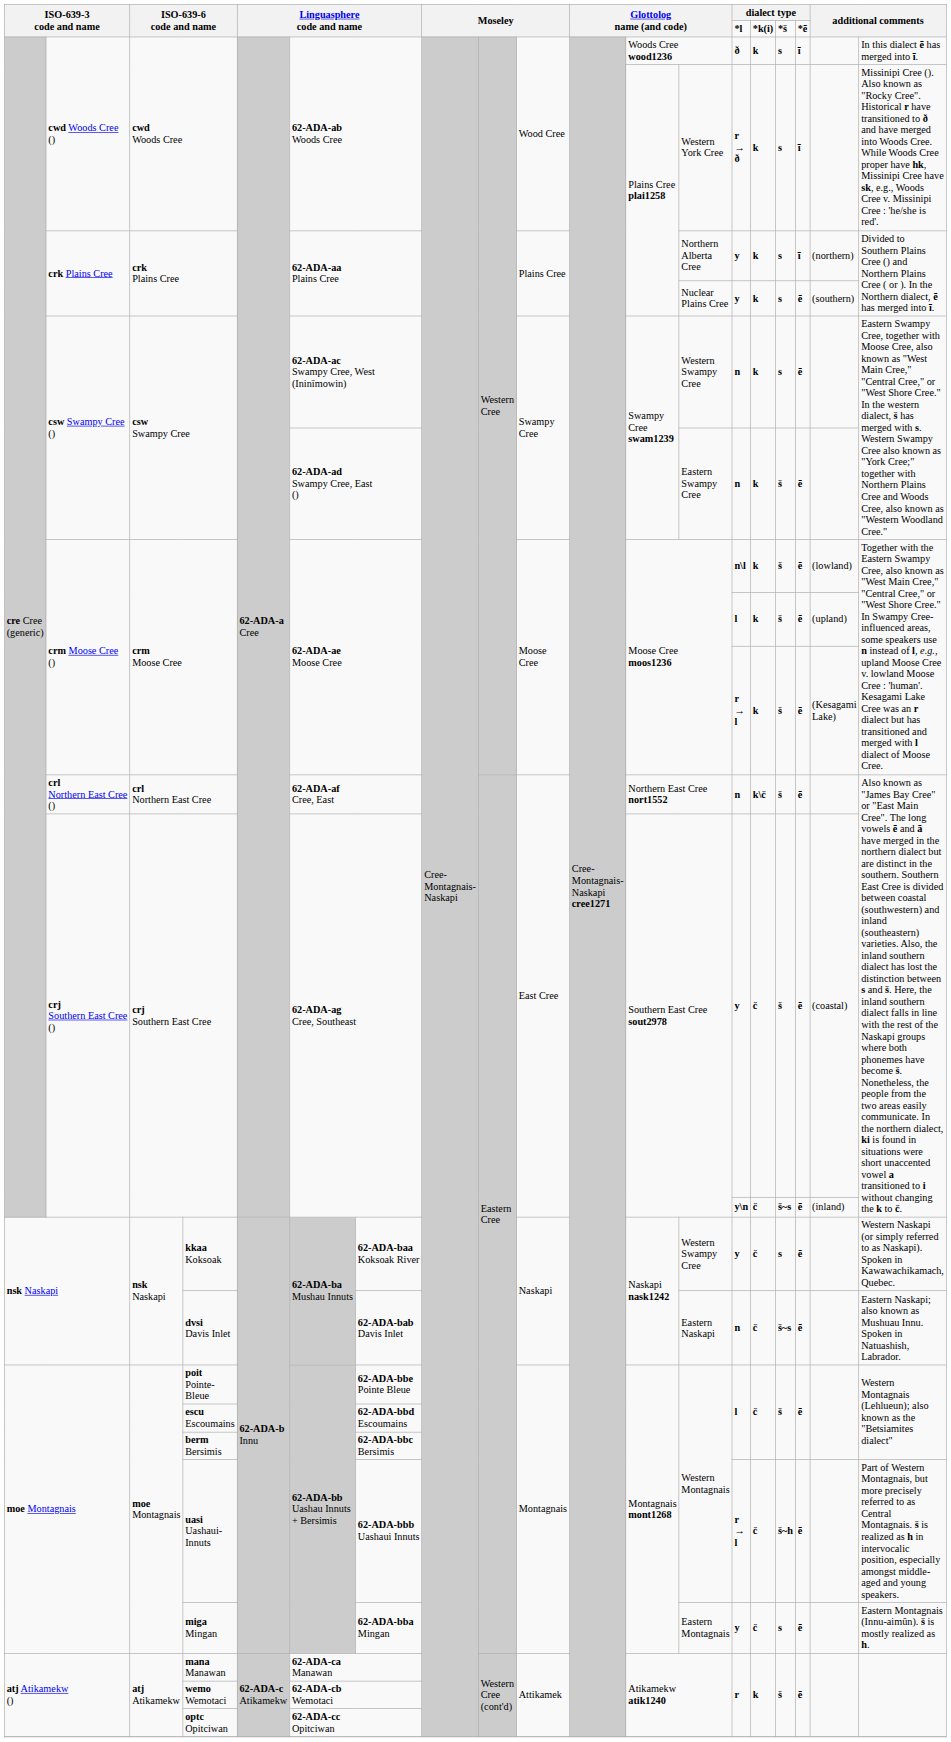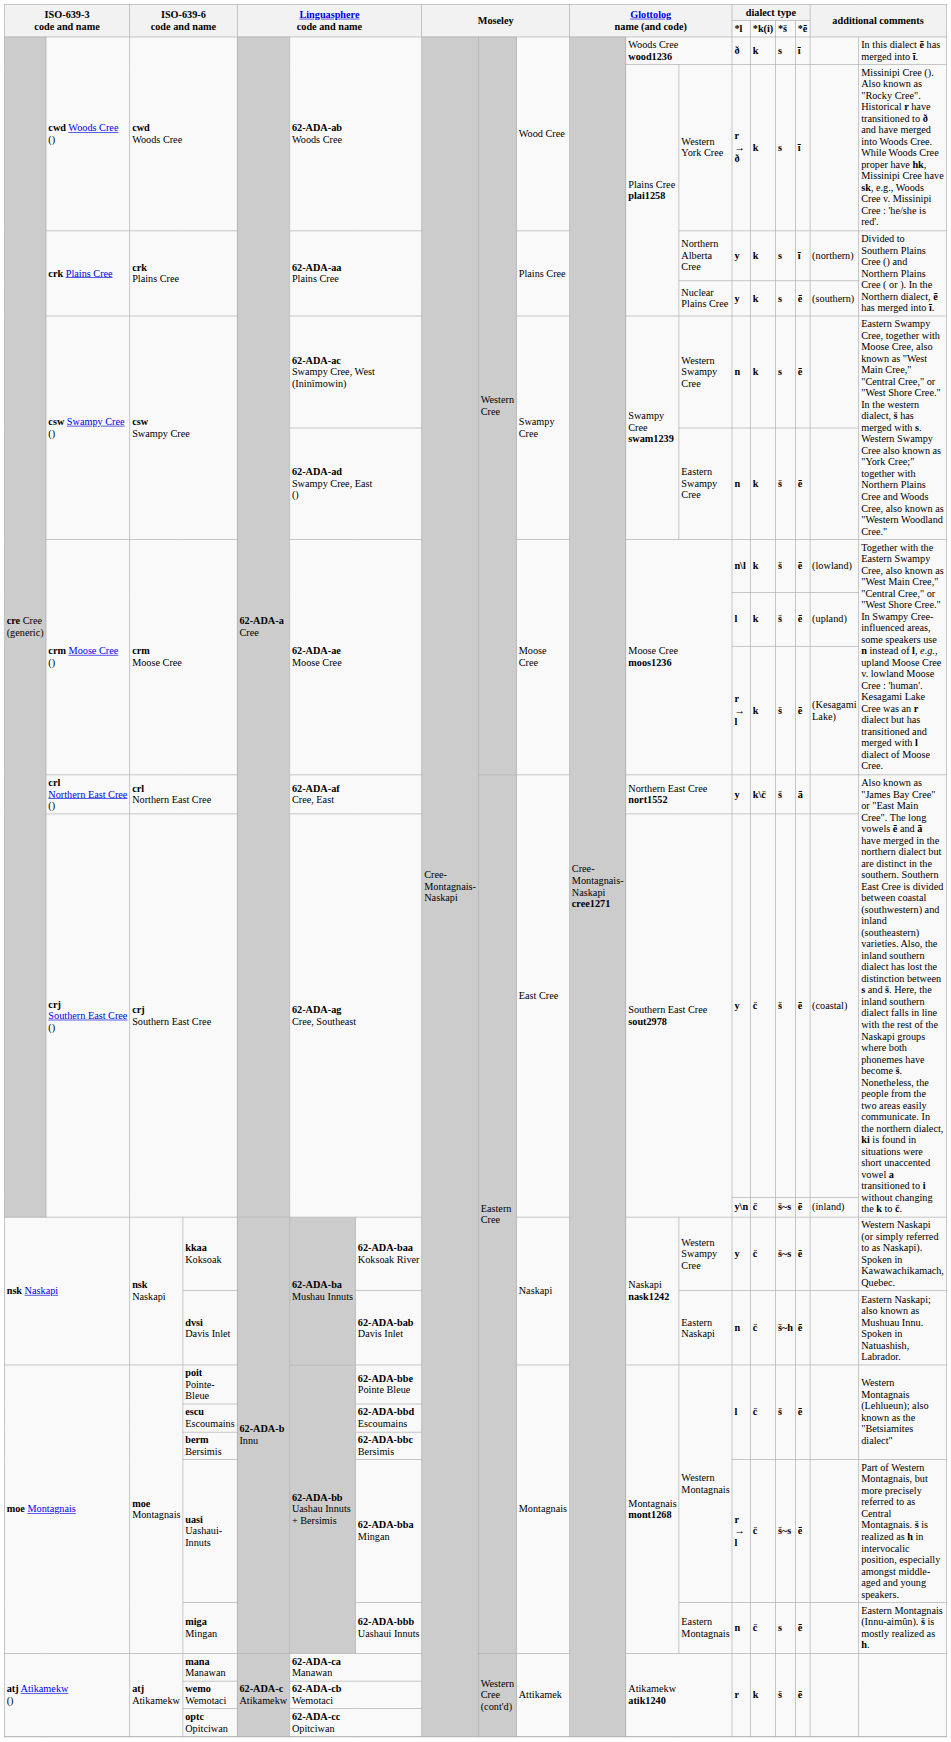(737, 794) n -> (737, 794) y
(800, 794) ē -> (800, 794) ā
(780, 1254) s -> (785, 1254) š~s
(785, 1328) š~s -> (786, 1328) š~h
(389, 1531) 62-ADA-bbb Uashaui Innuts -> (386, 1531) 62-ADA-bba Mingan
(786, 1531) š~h -> (785, 1531) š~s
(386, 1628) 62-ADA-bba Mingan -> (389, 1628) 62-ADA-bbb Uashaui Innuts
(737, 1628) y -> (737, 1628) n
